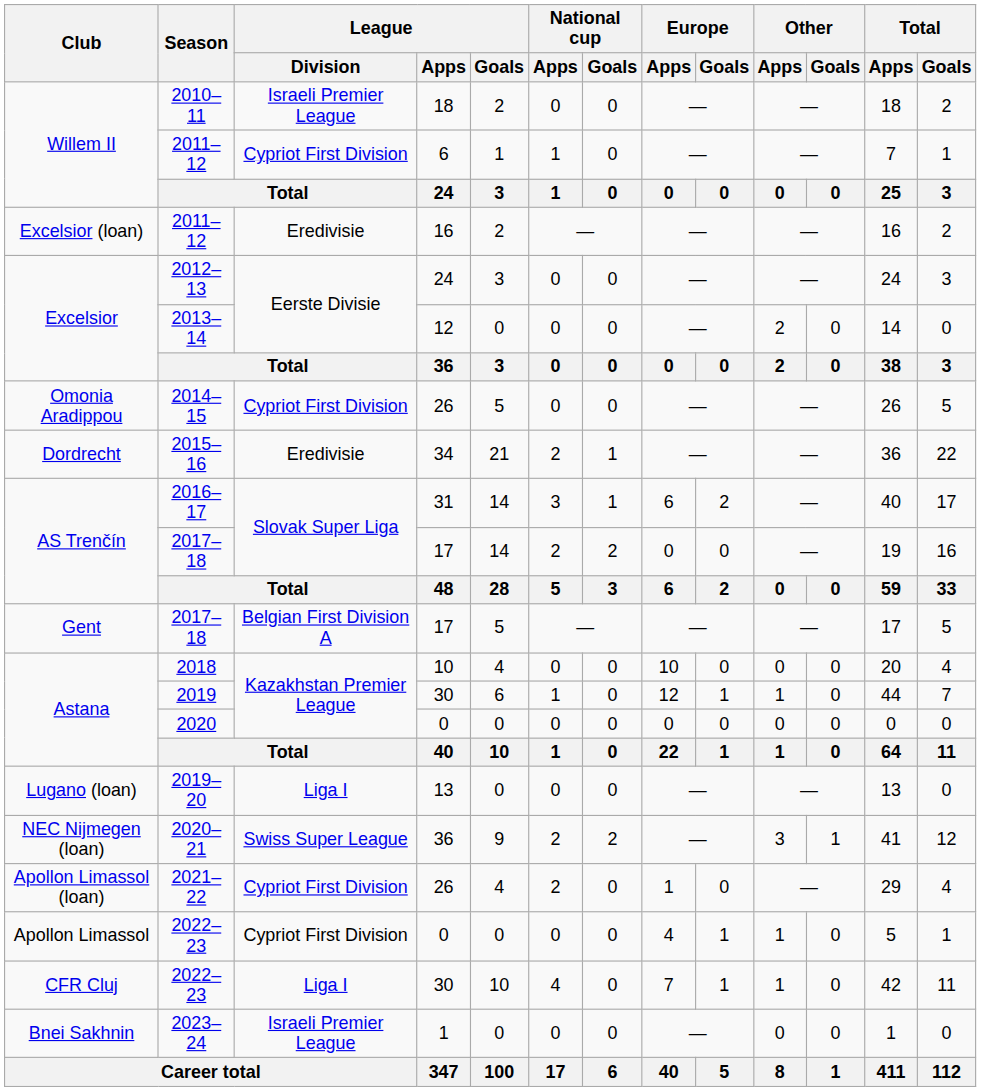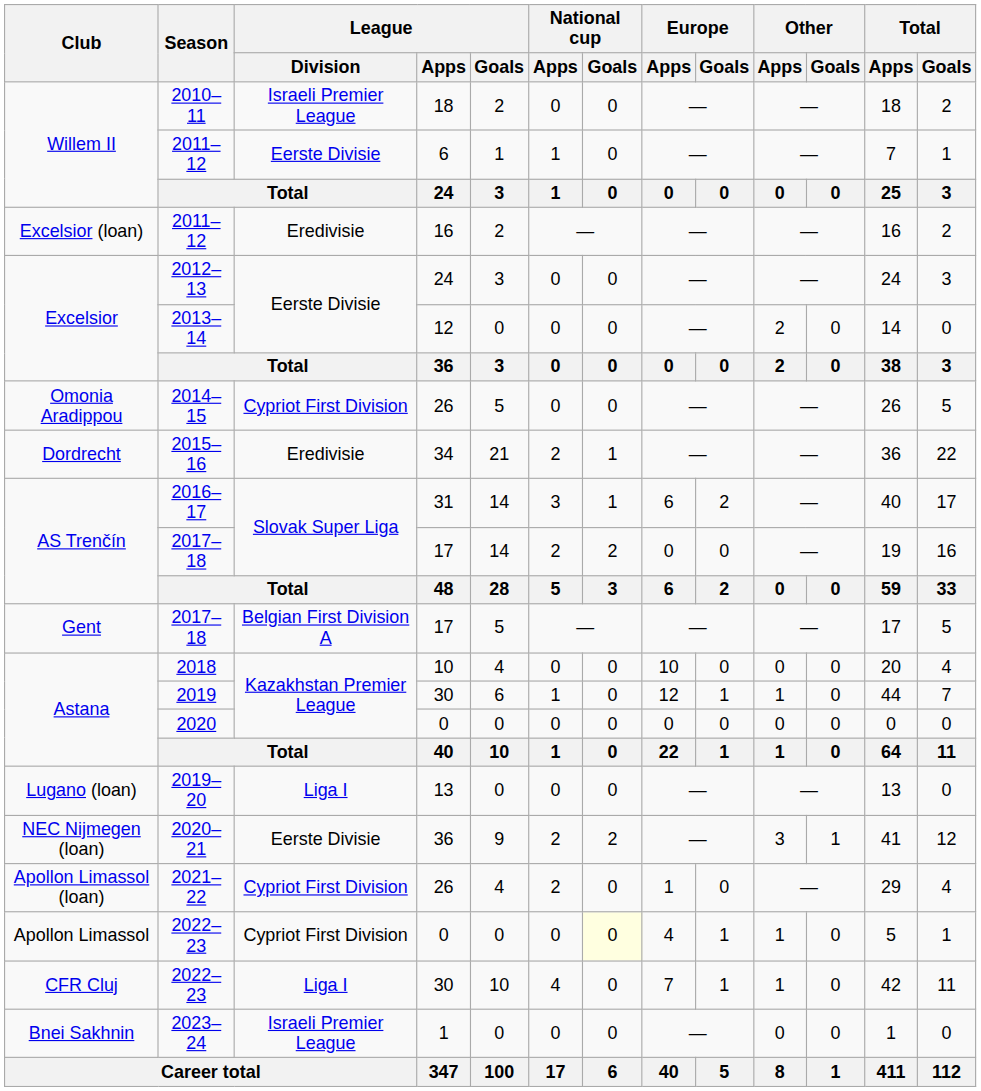(326, 154) Cypriot First Division -> (326, 154) Eerste Divisie
(326, 839) Swiss Super League -> (326, 839) Eerste Divisie
(612, 936) no background -> (612, 936) lightyellow background
